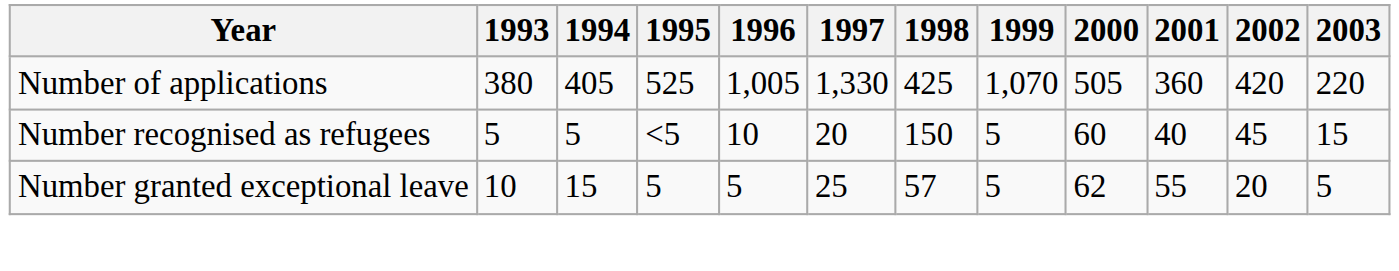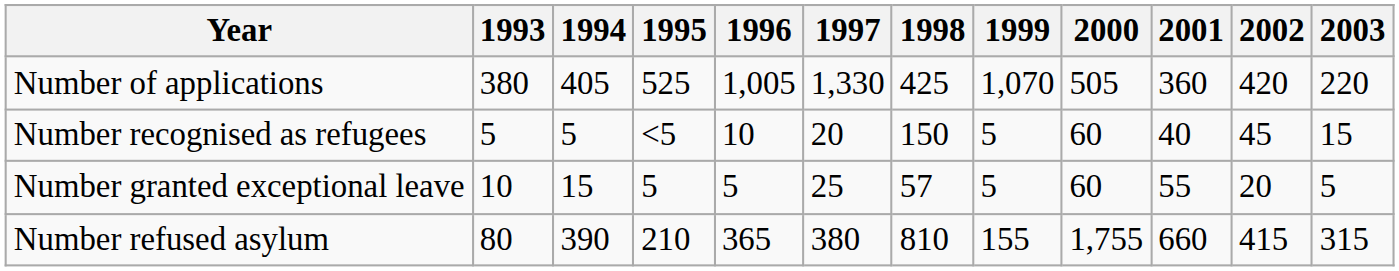(1090, 186) 62 -> (1086, 186) 60
+ row: (171, 238)
